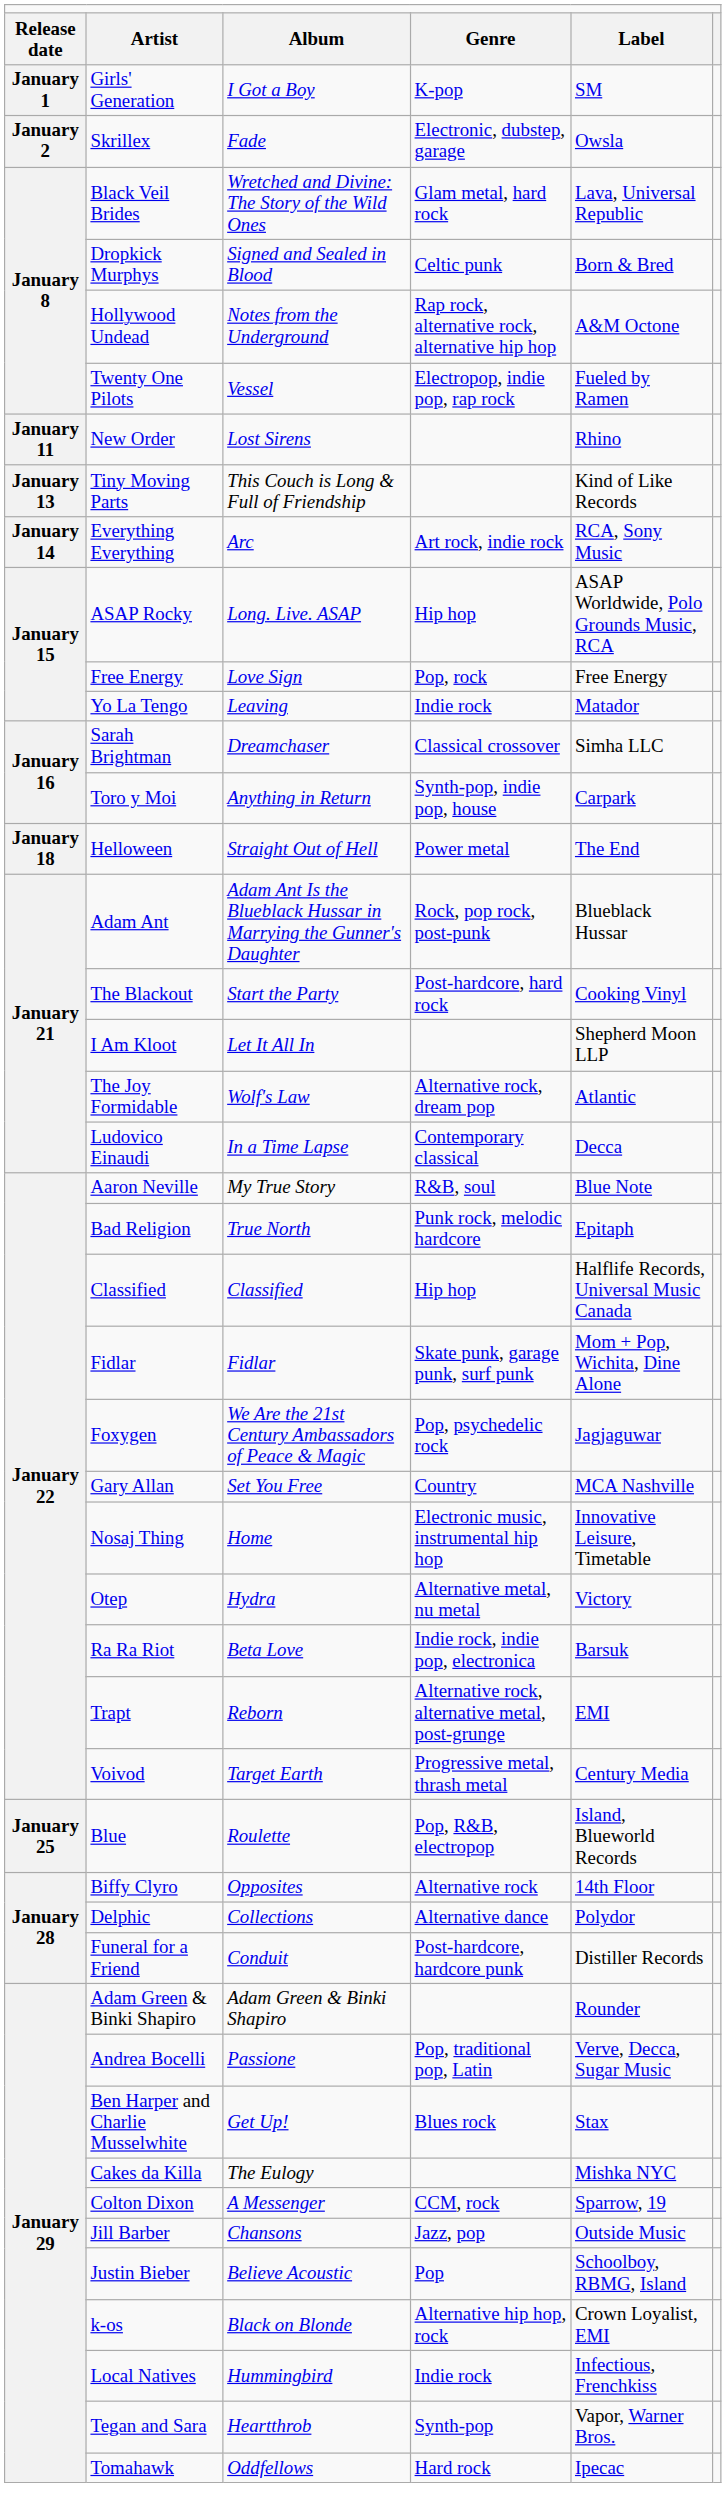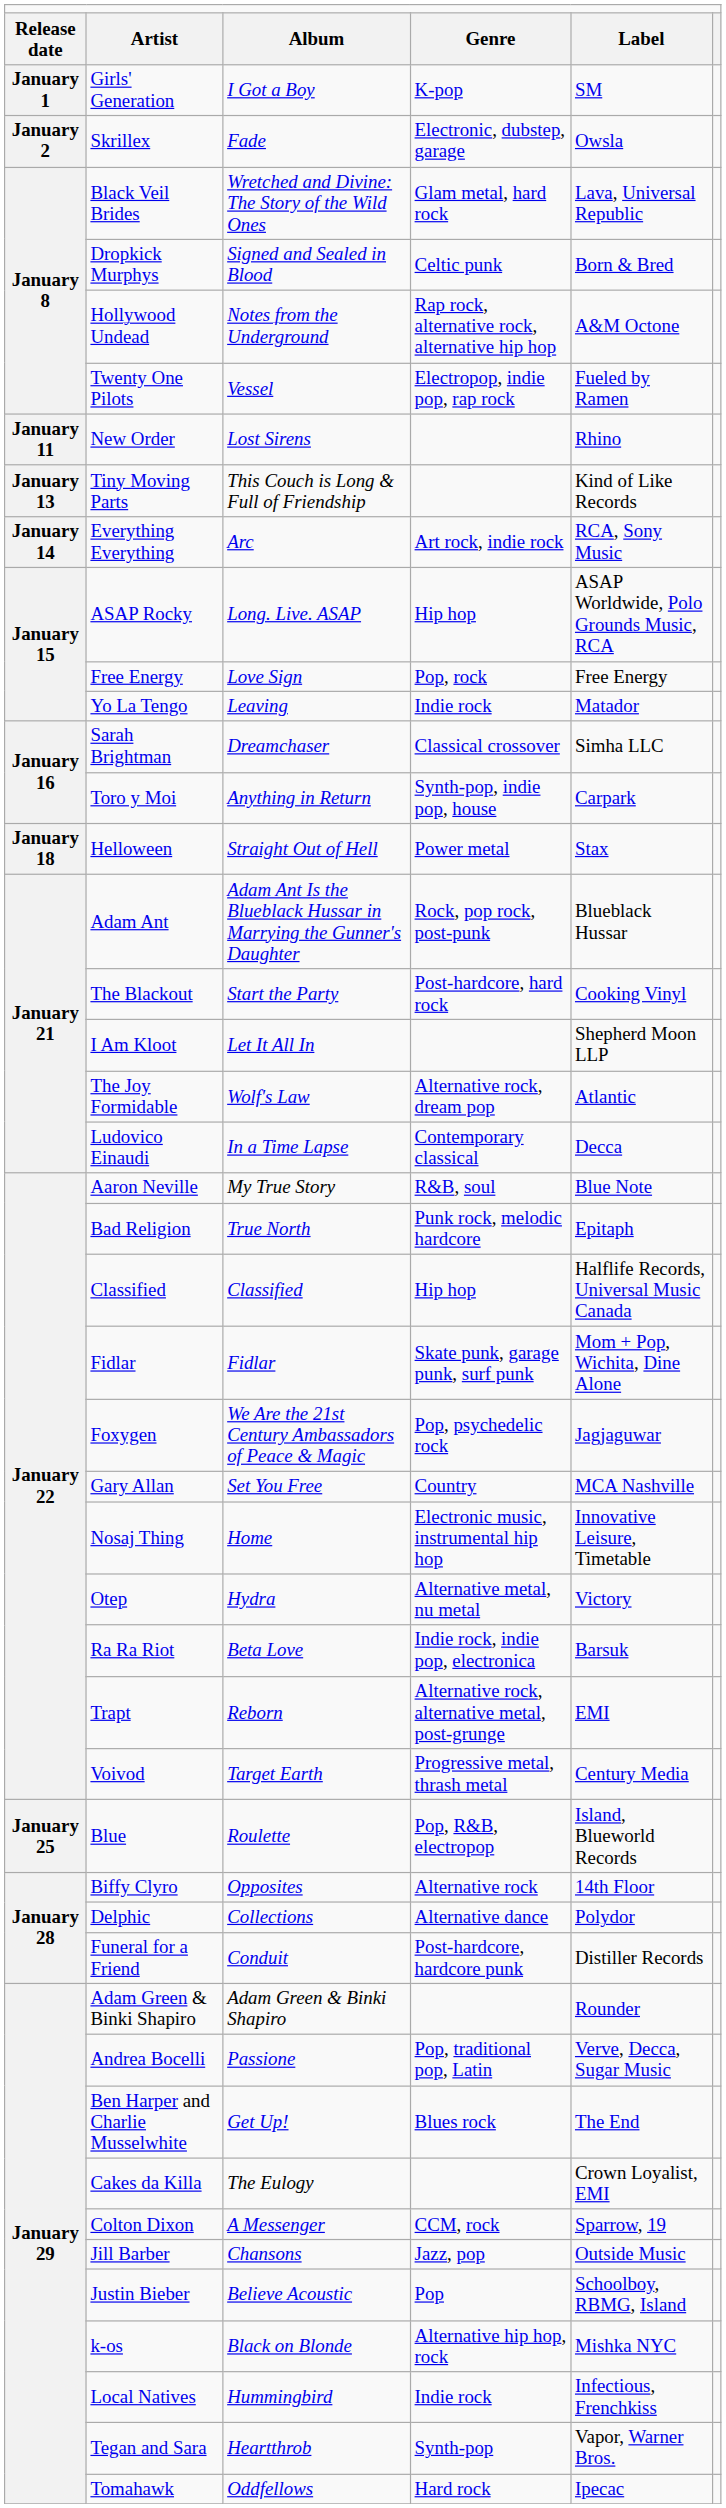(607, 849) The End -> (592, 849) Stax
(592, 2121) Stax -> (607, 2121) The End
(626, 2172) Mishka NYC -> (636, 2183) Crown Loyalist, EMI
(636, 2324) Crown Loyalist, EMI -> (626, 2345) Mishka NYC
